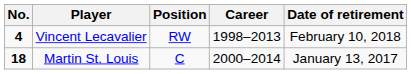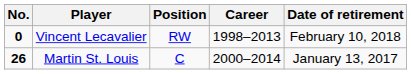(19, 36) 4 -> (19, 36) 0
(19, 58) 18 -> (19, 58) 26
